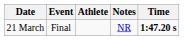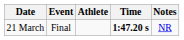columns swapped: (158, 12) <-> (124, 12)
